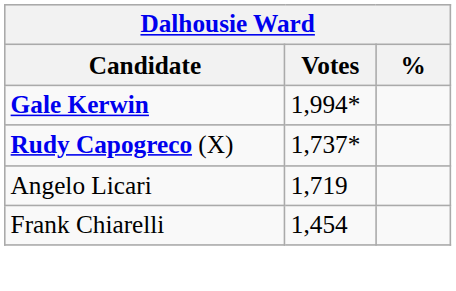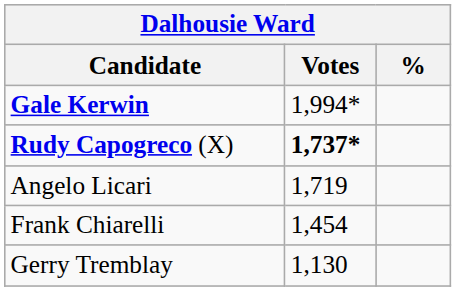(326, 144) normal -> (326, 144) bold
+ row: (92, 265)
